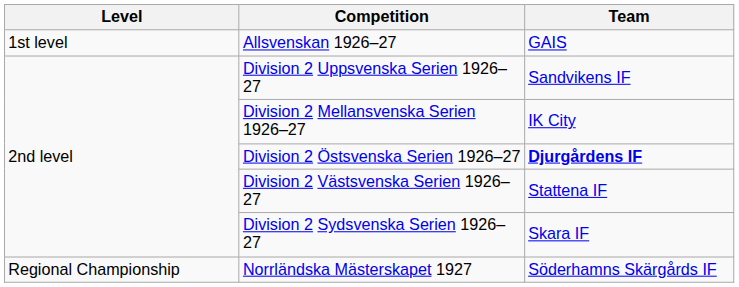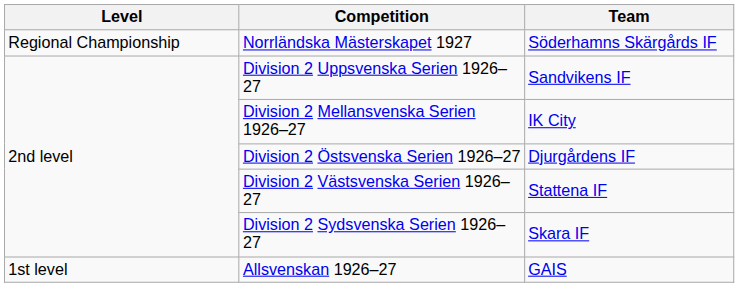rows swapped: (320, 42) <-> (357, 269)
(585, 156) bold -> (582, 156) normal
